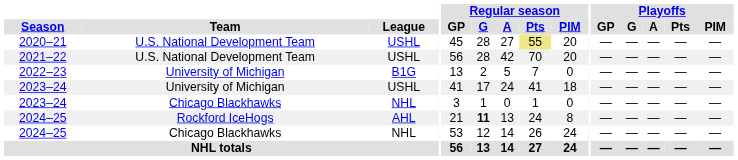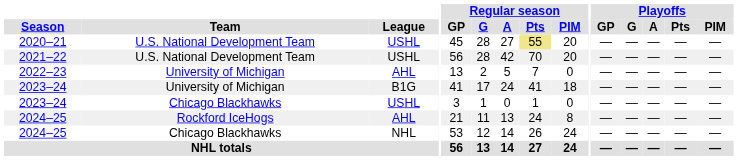(404, 72) B1G -> (404, 72) AHL
(404, 87) USHL -> (404, 87) B1G
(404, 102) NHL -> (404, 102) USHL
(483, 118) bold -> (483, 118) normal
